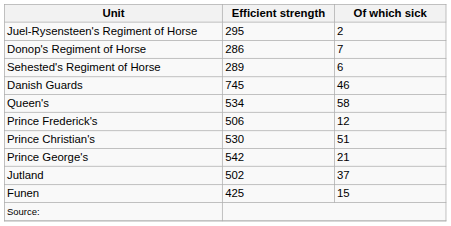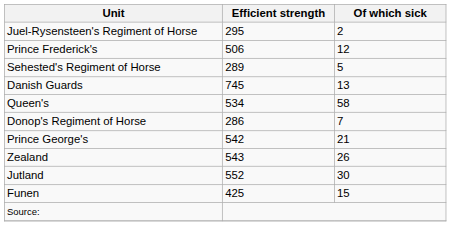rows swapped: (77, 49) <-> (52, 121)
(340, 67) 6 -> (340, 67) 5
(343, 85) 46 -> (343, 85) 13
- row: (51, 139)
+ row: (28, 157)
(235, 175) 502 -> (235, 175) 552
(343, 175) 37 -> (343, 175) 30
